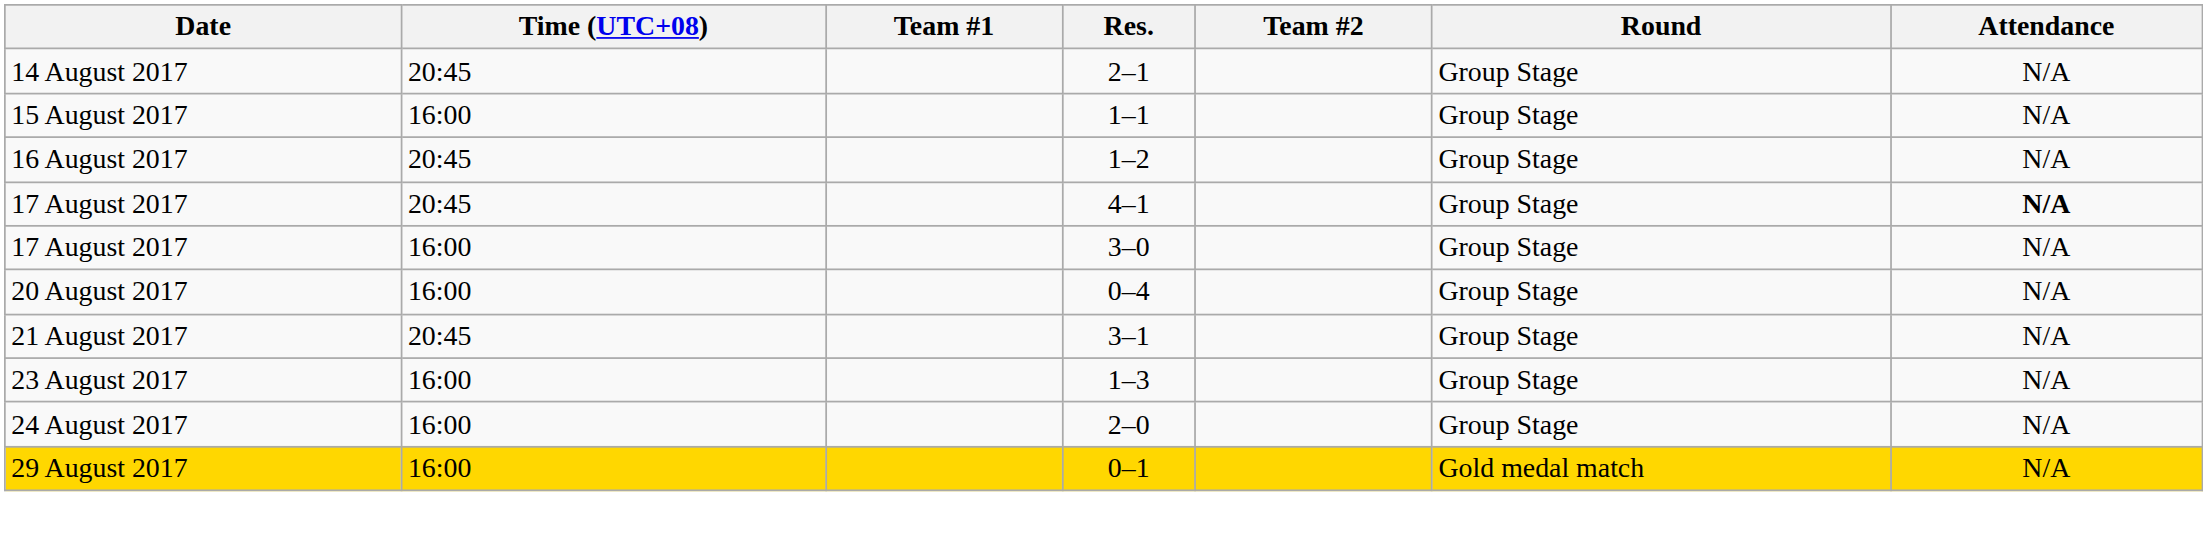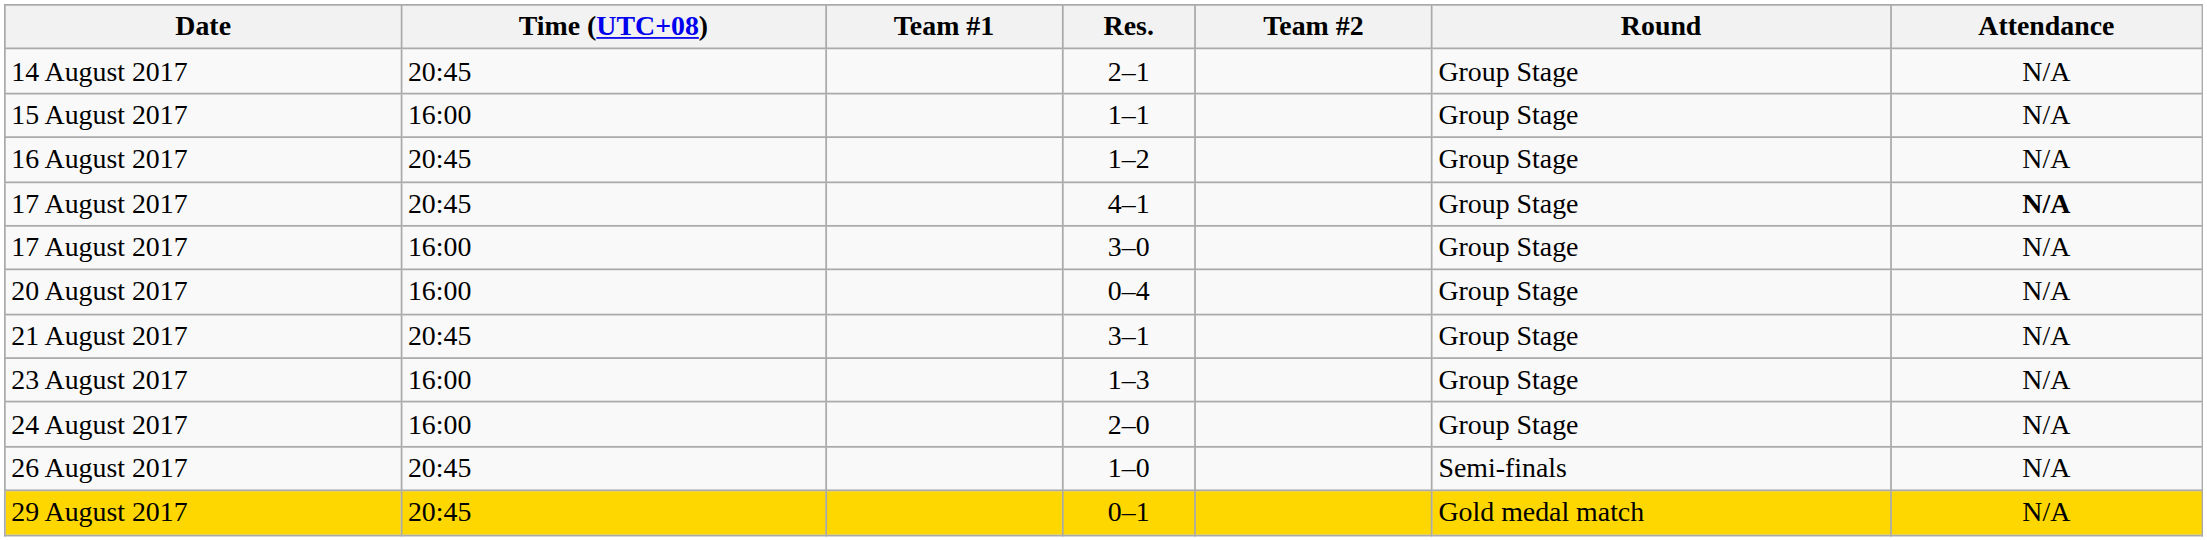+ row: (99, 468)
(440, 468) 16:00 -> (440, 512) 20:45
